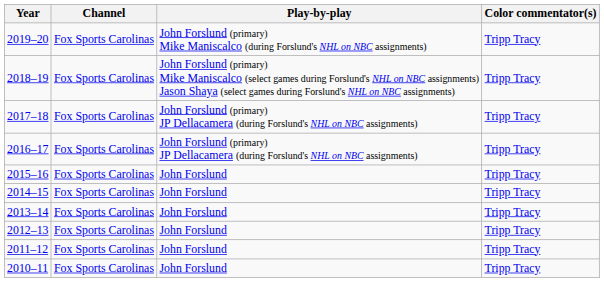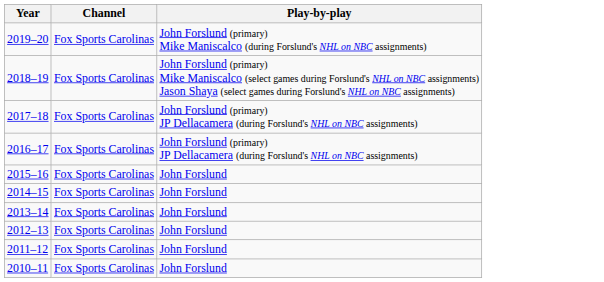- column: (541, 13)
